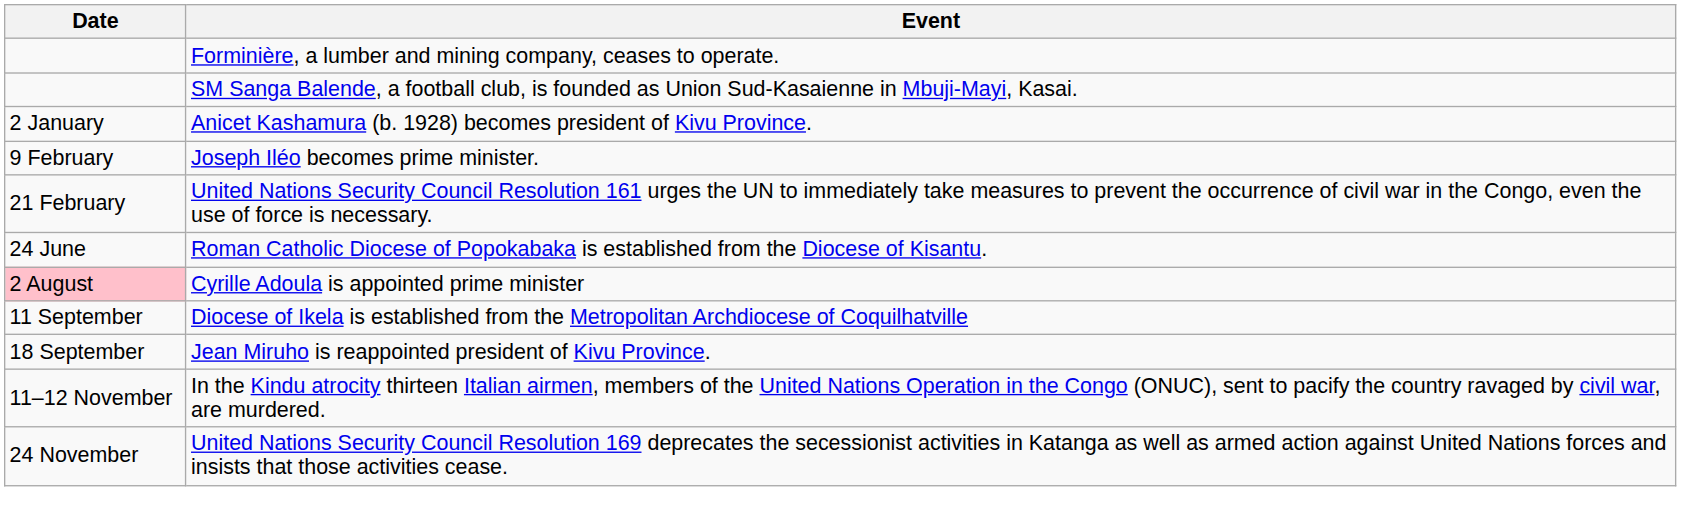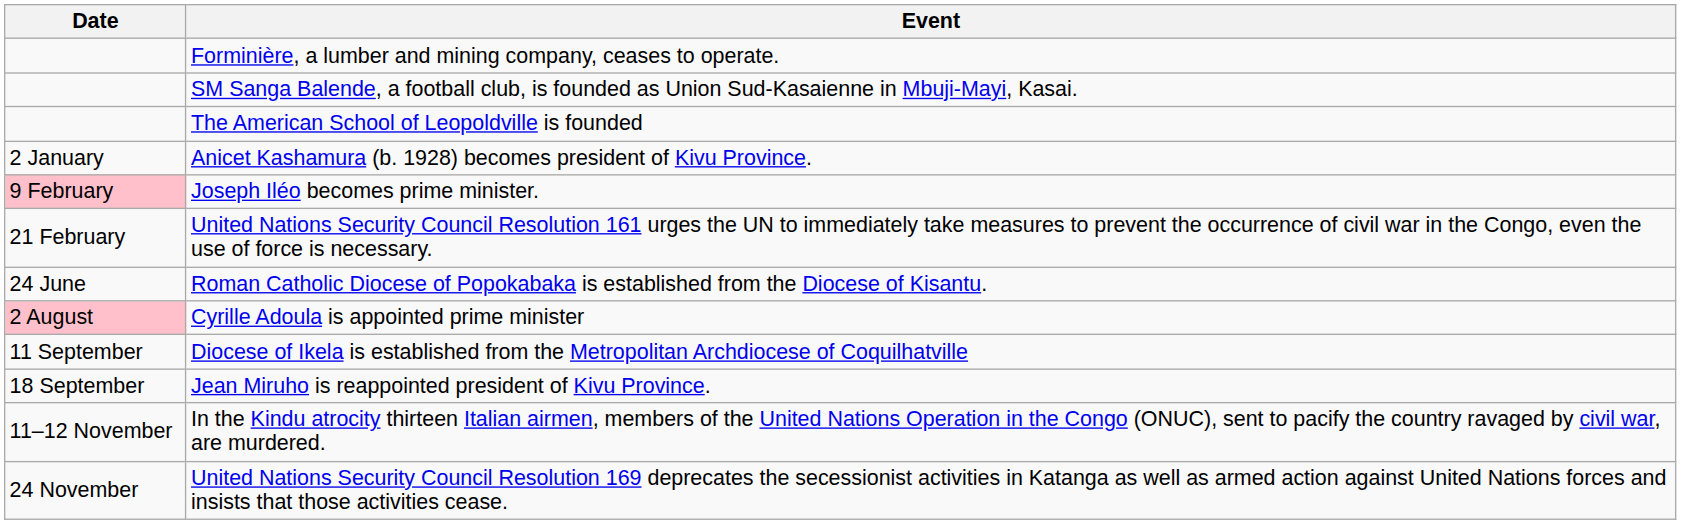+ row: (417, 123)
(61, 157) no background -> (61, 191) pink background
